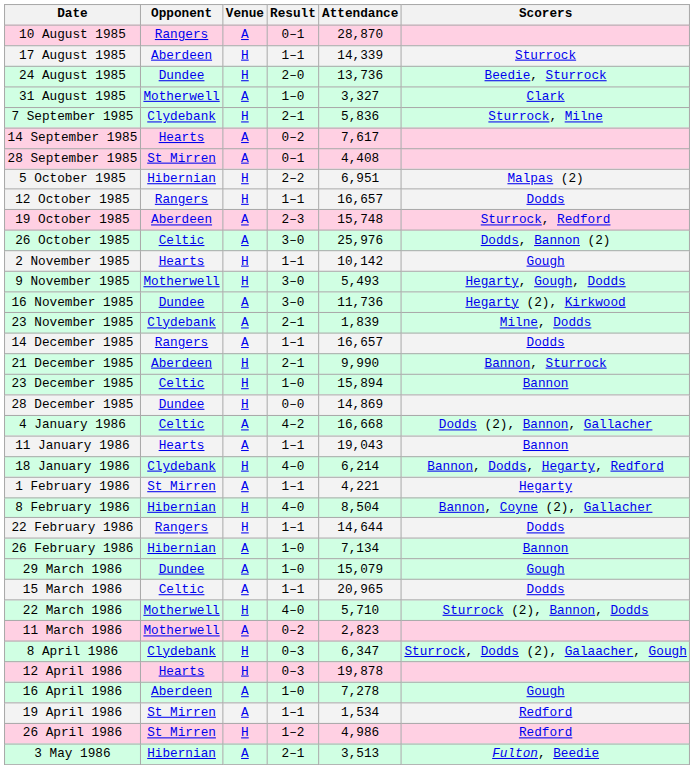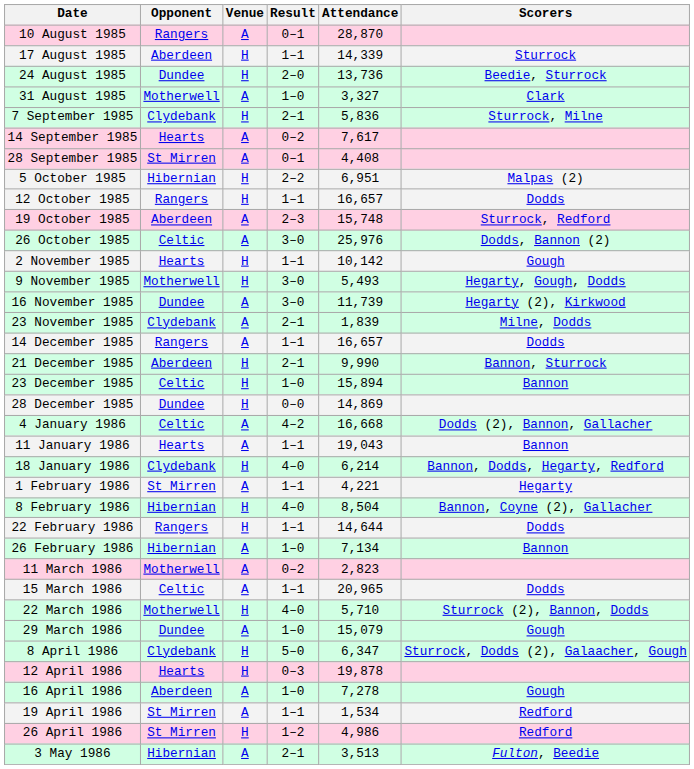(360, 303) 11,736 -> (360, 303) 11,739
rows swapped: (72, 631) <-> (72, 570)
(293, 652) 0–3 -> (293, 652) 5–0
